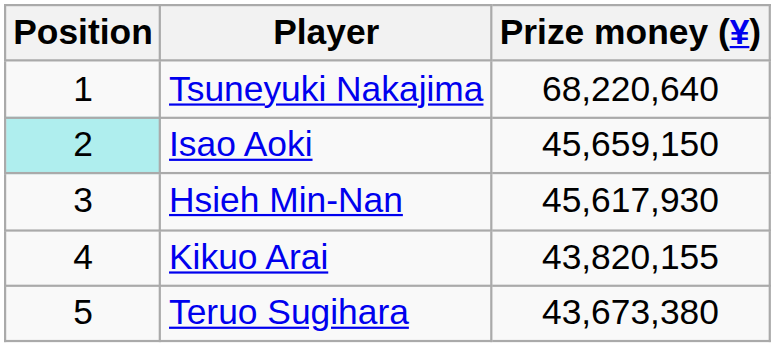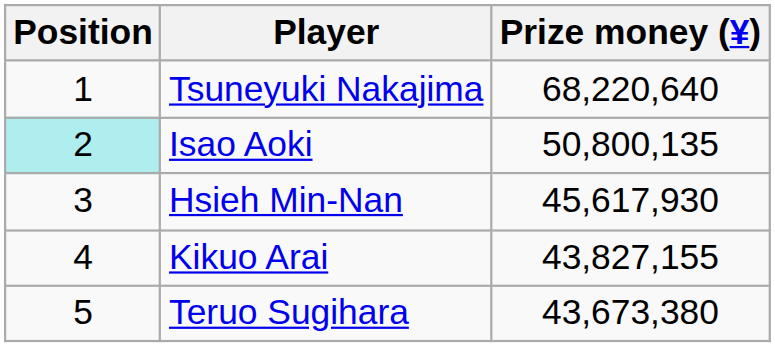(630, 144) 45,659,150 -> (630, 144) 50,800,135
(630, 256) 43,820,155 -> (630, 256) 43,827,155
